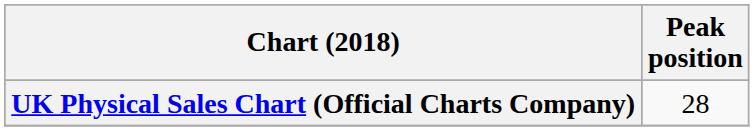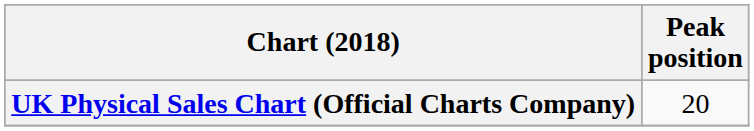(695, 102) 28 -> (695, 102) 20
